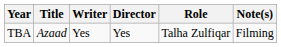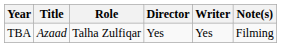columns swapped: (90, 14) <-> (196, 14)
